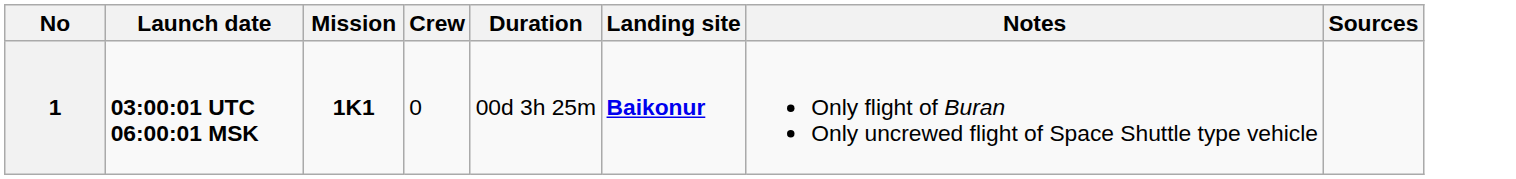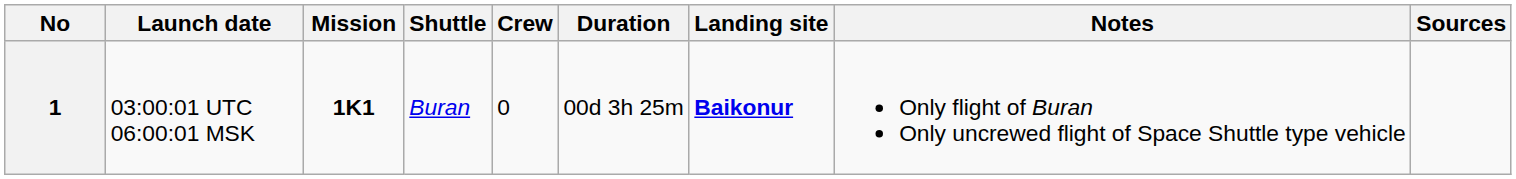+ column: (448, 23)
(185, 120) bold -> (183, 120) normal
